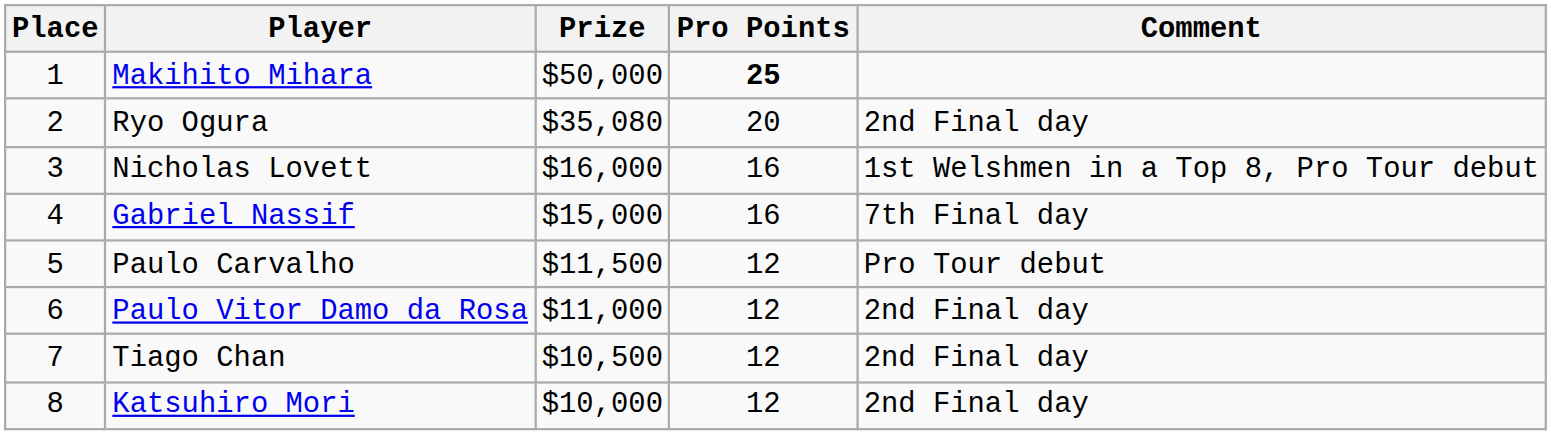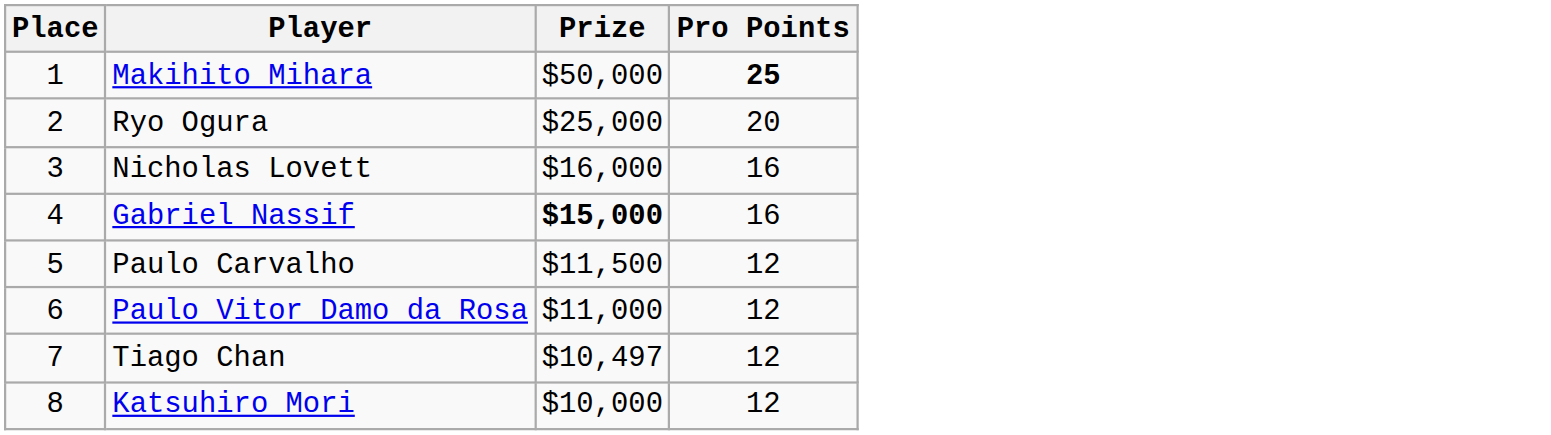- column: (1201, 29)
(602, 123) $35,080 -> (602, 123) $25,000
(602, 217) normal -> (602, 217) bold
(602, 358) $10,500 -> (602, 358) $10,497
